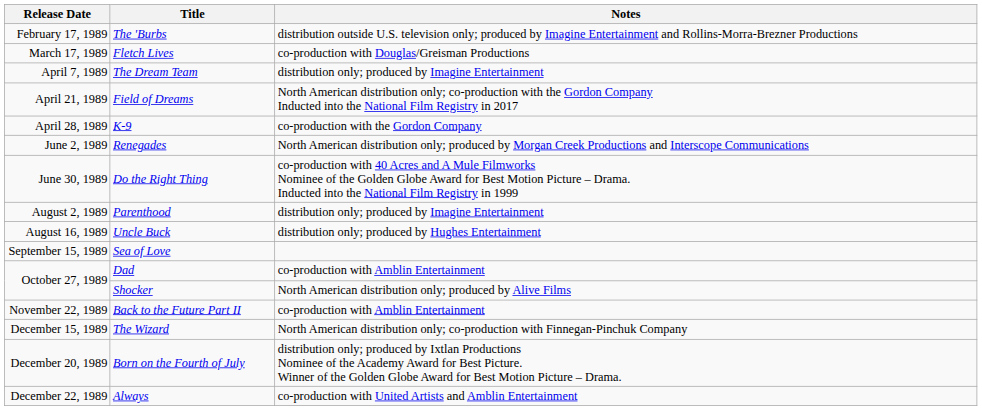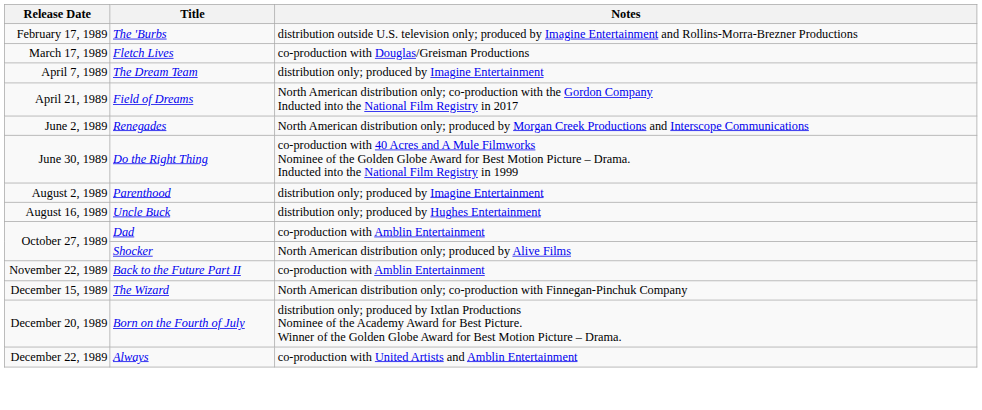- row: (122, 125)
- row: (142, 251)
